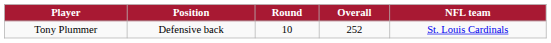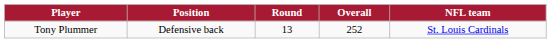(287, 29) 10 -> (287, 29) 13
